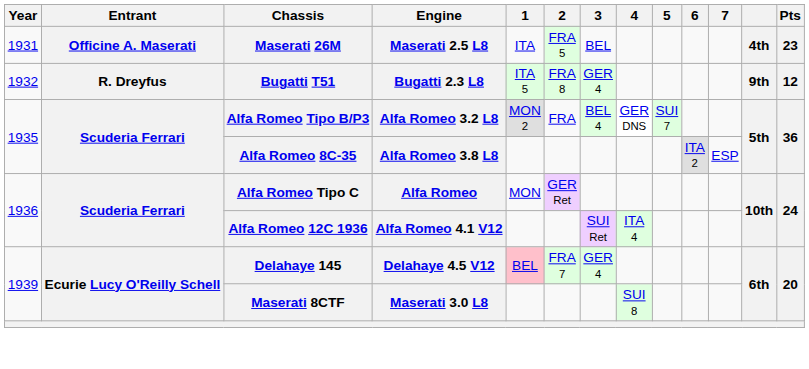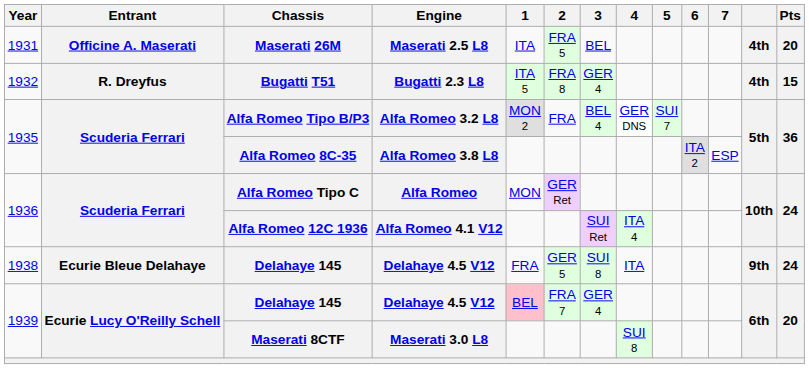(790, 45) 23 -> (790, 45) 20
(759, 82) 9th -> (759, 82) 4th
(790, 82) 12 -> (790, 82) 15
+ row: (23, 266)
